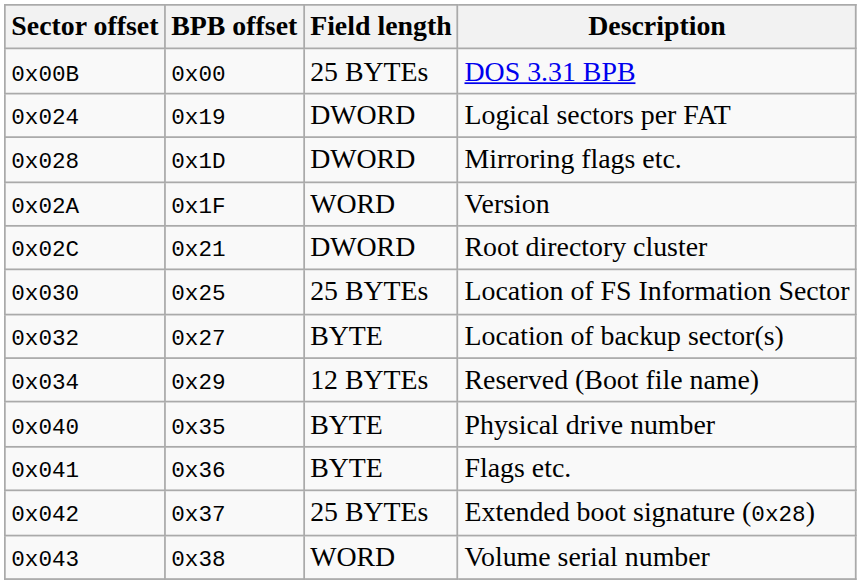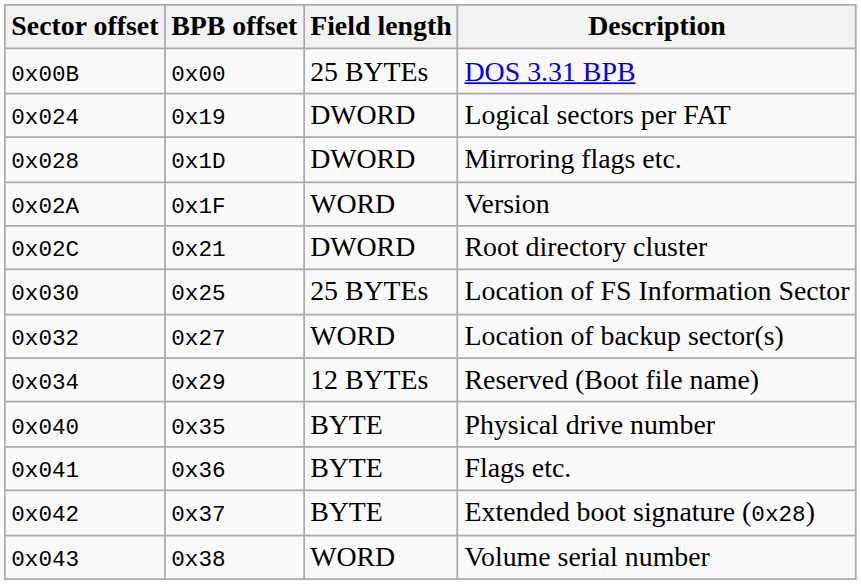(346, 335) BYTE -> (353, 335) WORD
(369, 512) 25 BYTEs -> (346, 512) BYTE
